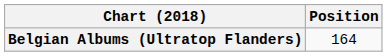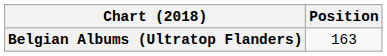(344, 40) 164 -> (344, 40) 163
